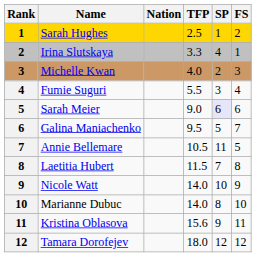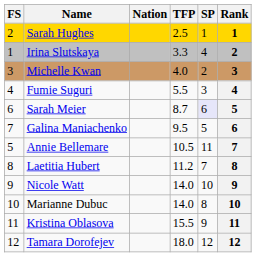columns swapped: (21, 14) <-> (241, 14)
(194, 109) 9.0 -> (180, 109) 8.7
(197, 166) 11.5 -> (183, 166) 11.2
(197, 223) 15.6 -> (183, 223) 15.5
